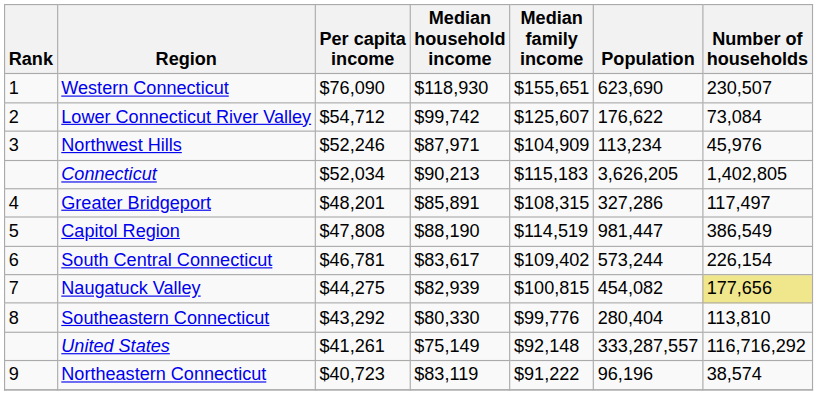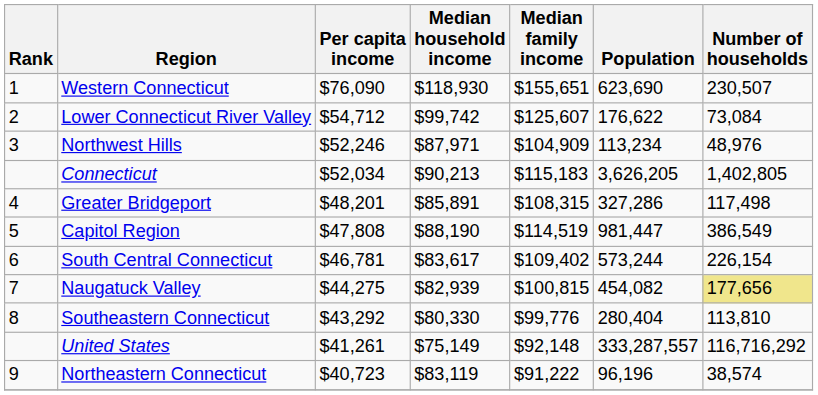(734, 145) 45,976 -> (734, 145) 48,976
(739, 202) 117,497 -> (739, 202) 117,498
